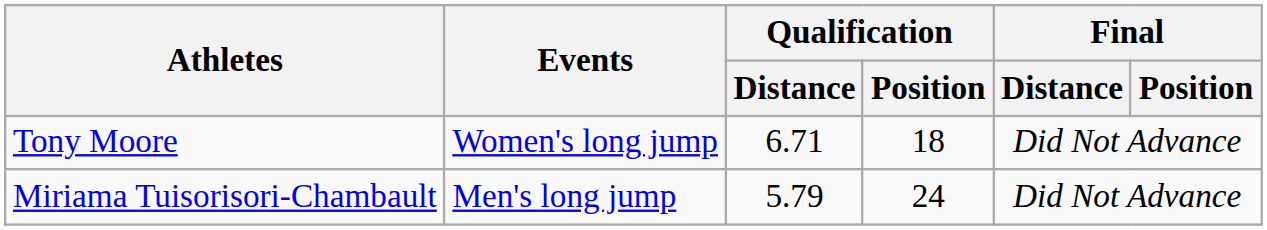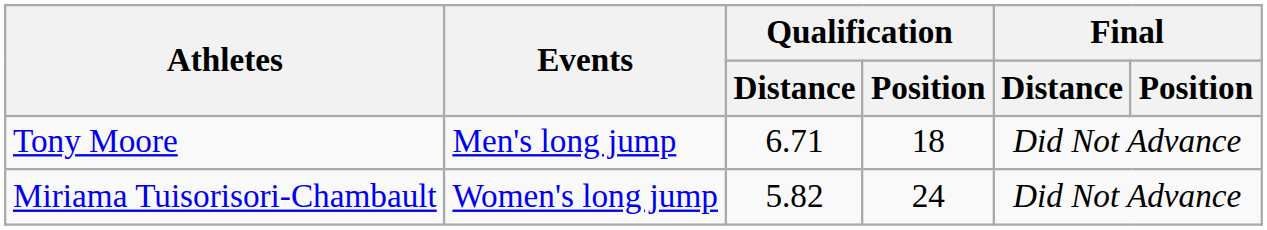(585, 142) Women's long jump -> (564, 142) Men's long jump
(564, 196) Men's long jump -> (585, 196) Women's long jump
(794, 196) 5.79 -> (794, 196) 5.82
